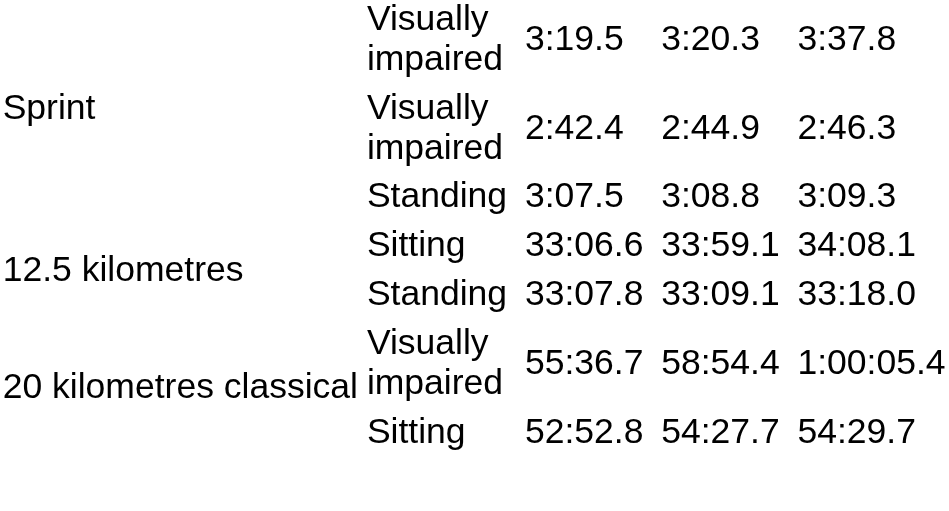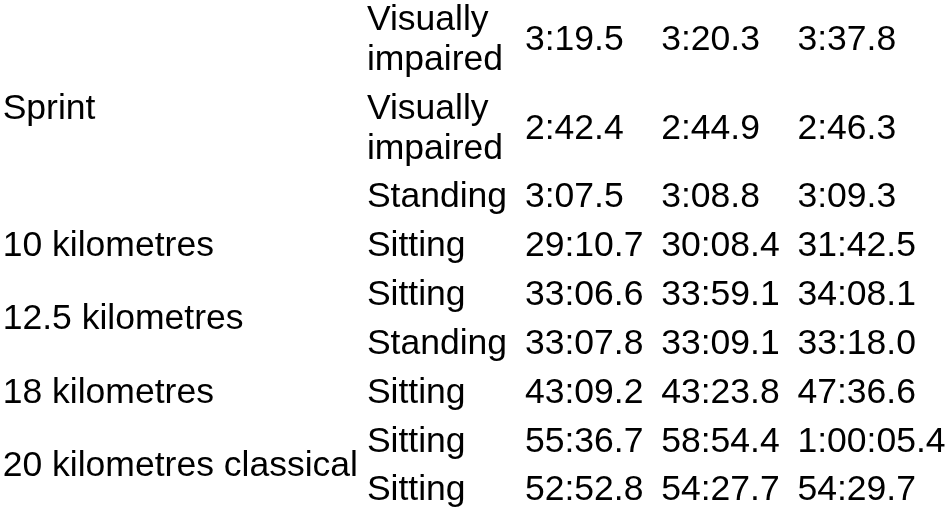+ row: (584, 244)
+ row: (584, 390)
(435, 362) Visually impaired -> (416, 439) Sitting
